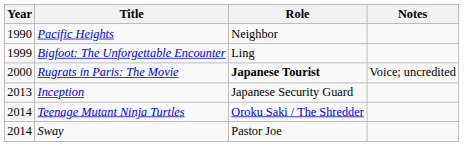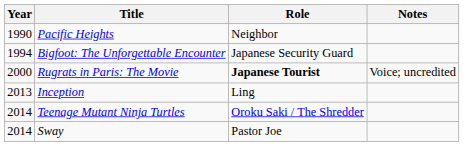(20, 53) 1999 -> (20, 53) 1994
(243, 53) Ling -> (292, 53) Japanese Security Guard
(292, 92) Japanese Security Guard -> (243, 92) Ling
